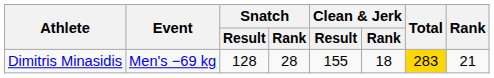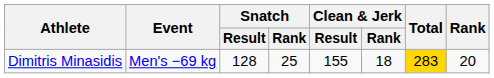(289, 62) 28 -> (289, 62) 25
(468, 62) 21 -> (468, 62) 20
